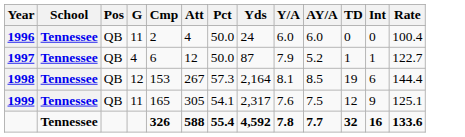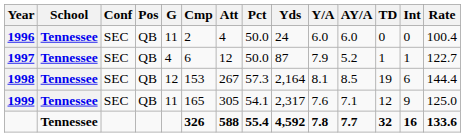+ column: (118, 15)
(315, 100) 7.5 -> (349, 100) 7.1
(407, 100) 125.1 -> (442, 100) 125.0
